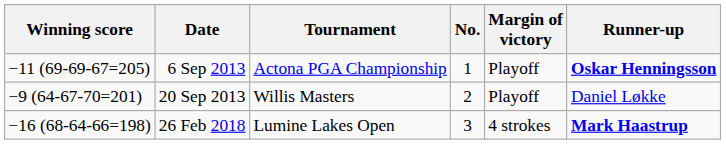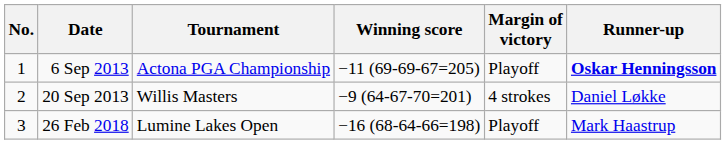columns swapped: (468, 29) <-> (80, 29)
(514, 96) Playoff -> (519, 96) 4 strokes
(519, 125) 4 strokes -> (514, 125) Playoff
(629, 125) bold -> (623, 125) normal
